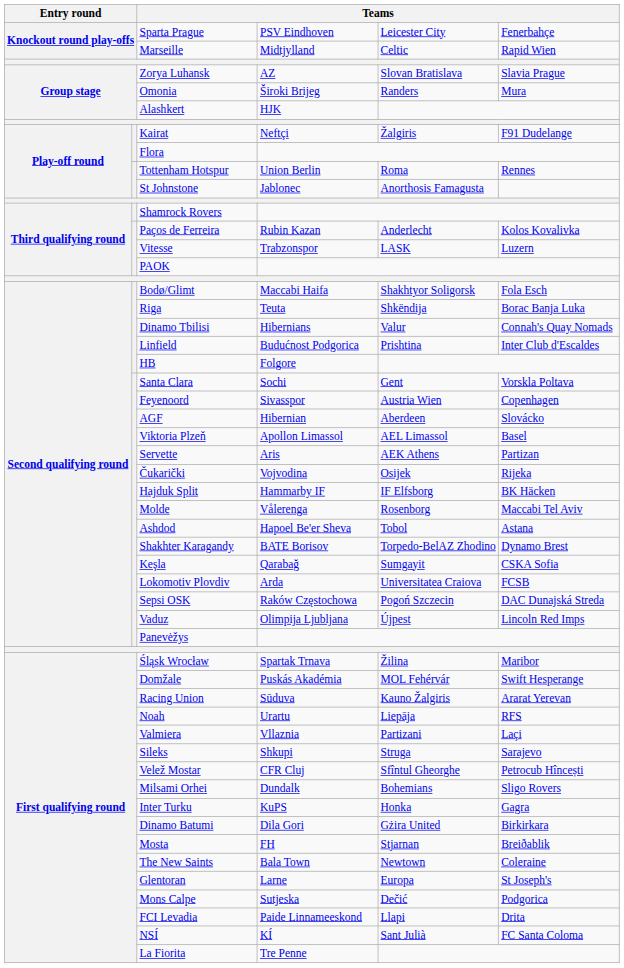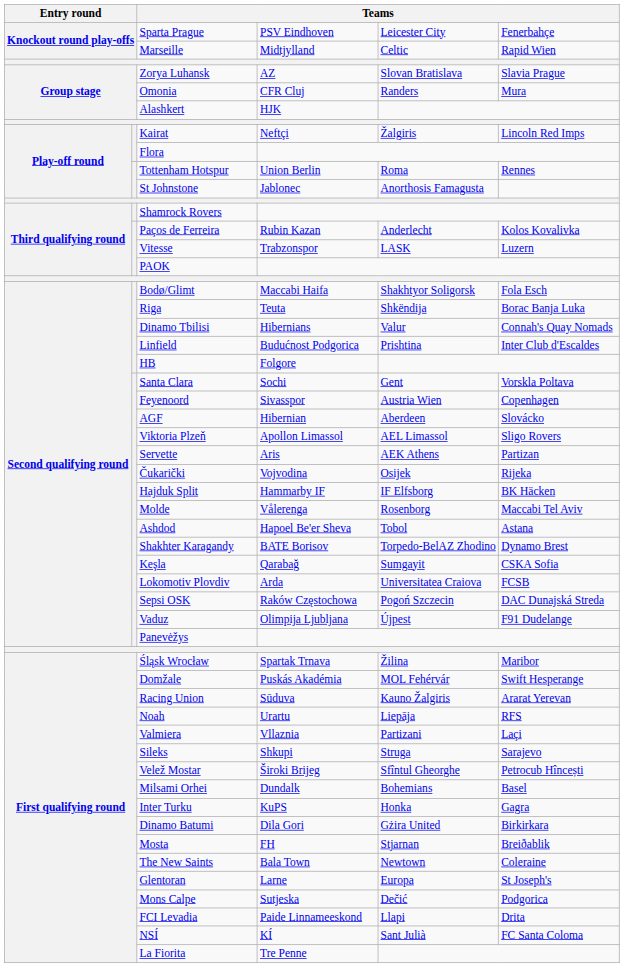(290, 92) Široki Brijeg -> (282, 92) CFR Cluj
(537, 133) F91 Dudelange -> (543, 133) Lincoln Red Imps
(514, 436) Basel -> (531, 436) Sligo Rovers
(543, 619) Lincoln Red Imps -> (537, 619) F91 Dudelange
(282, 770) CFR Cluj -> (290, 770) Široki Brijeg
(531, 789) Sligo Rovers -> (514, 789) Basel
